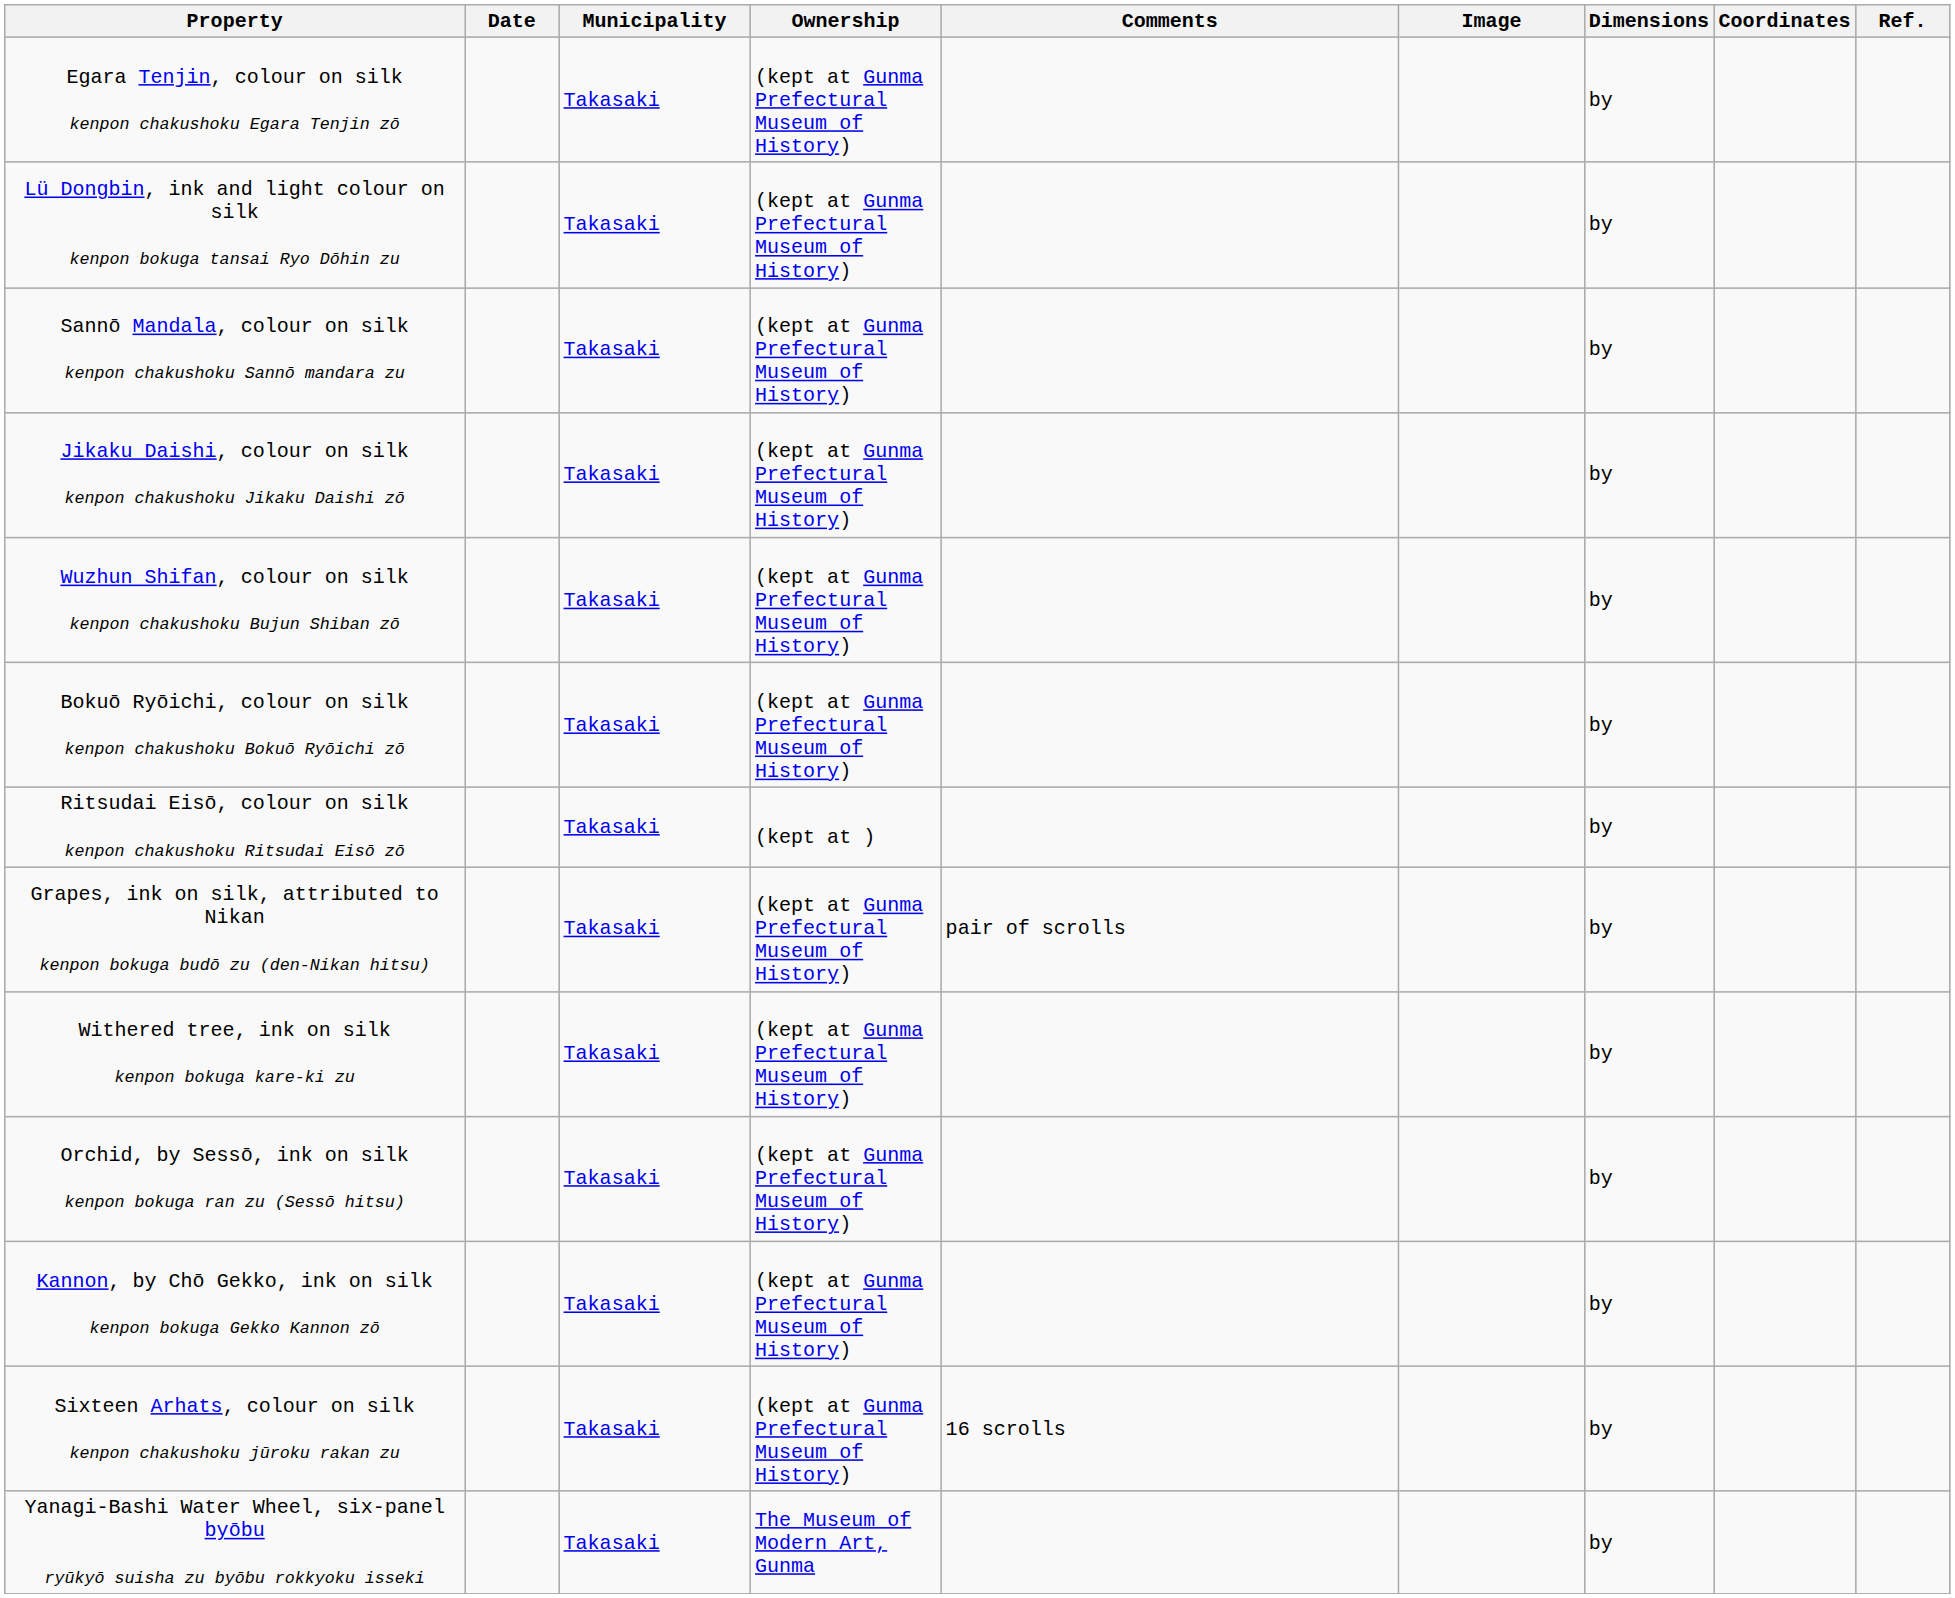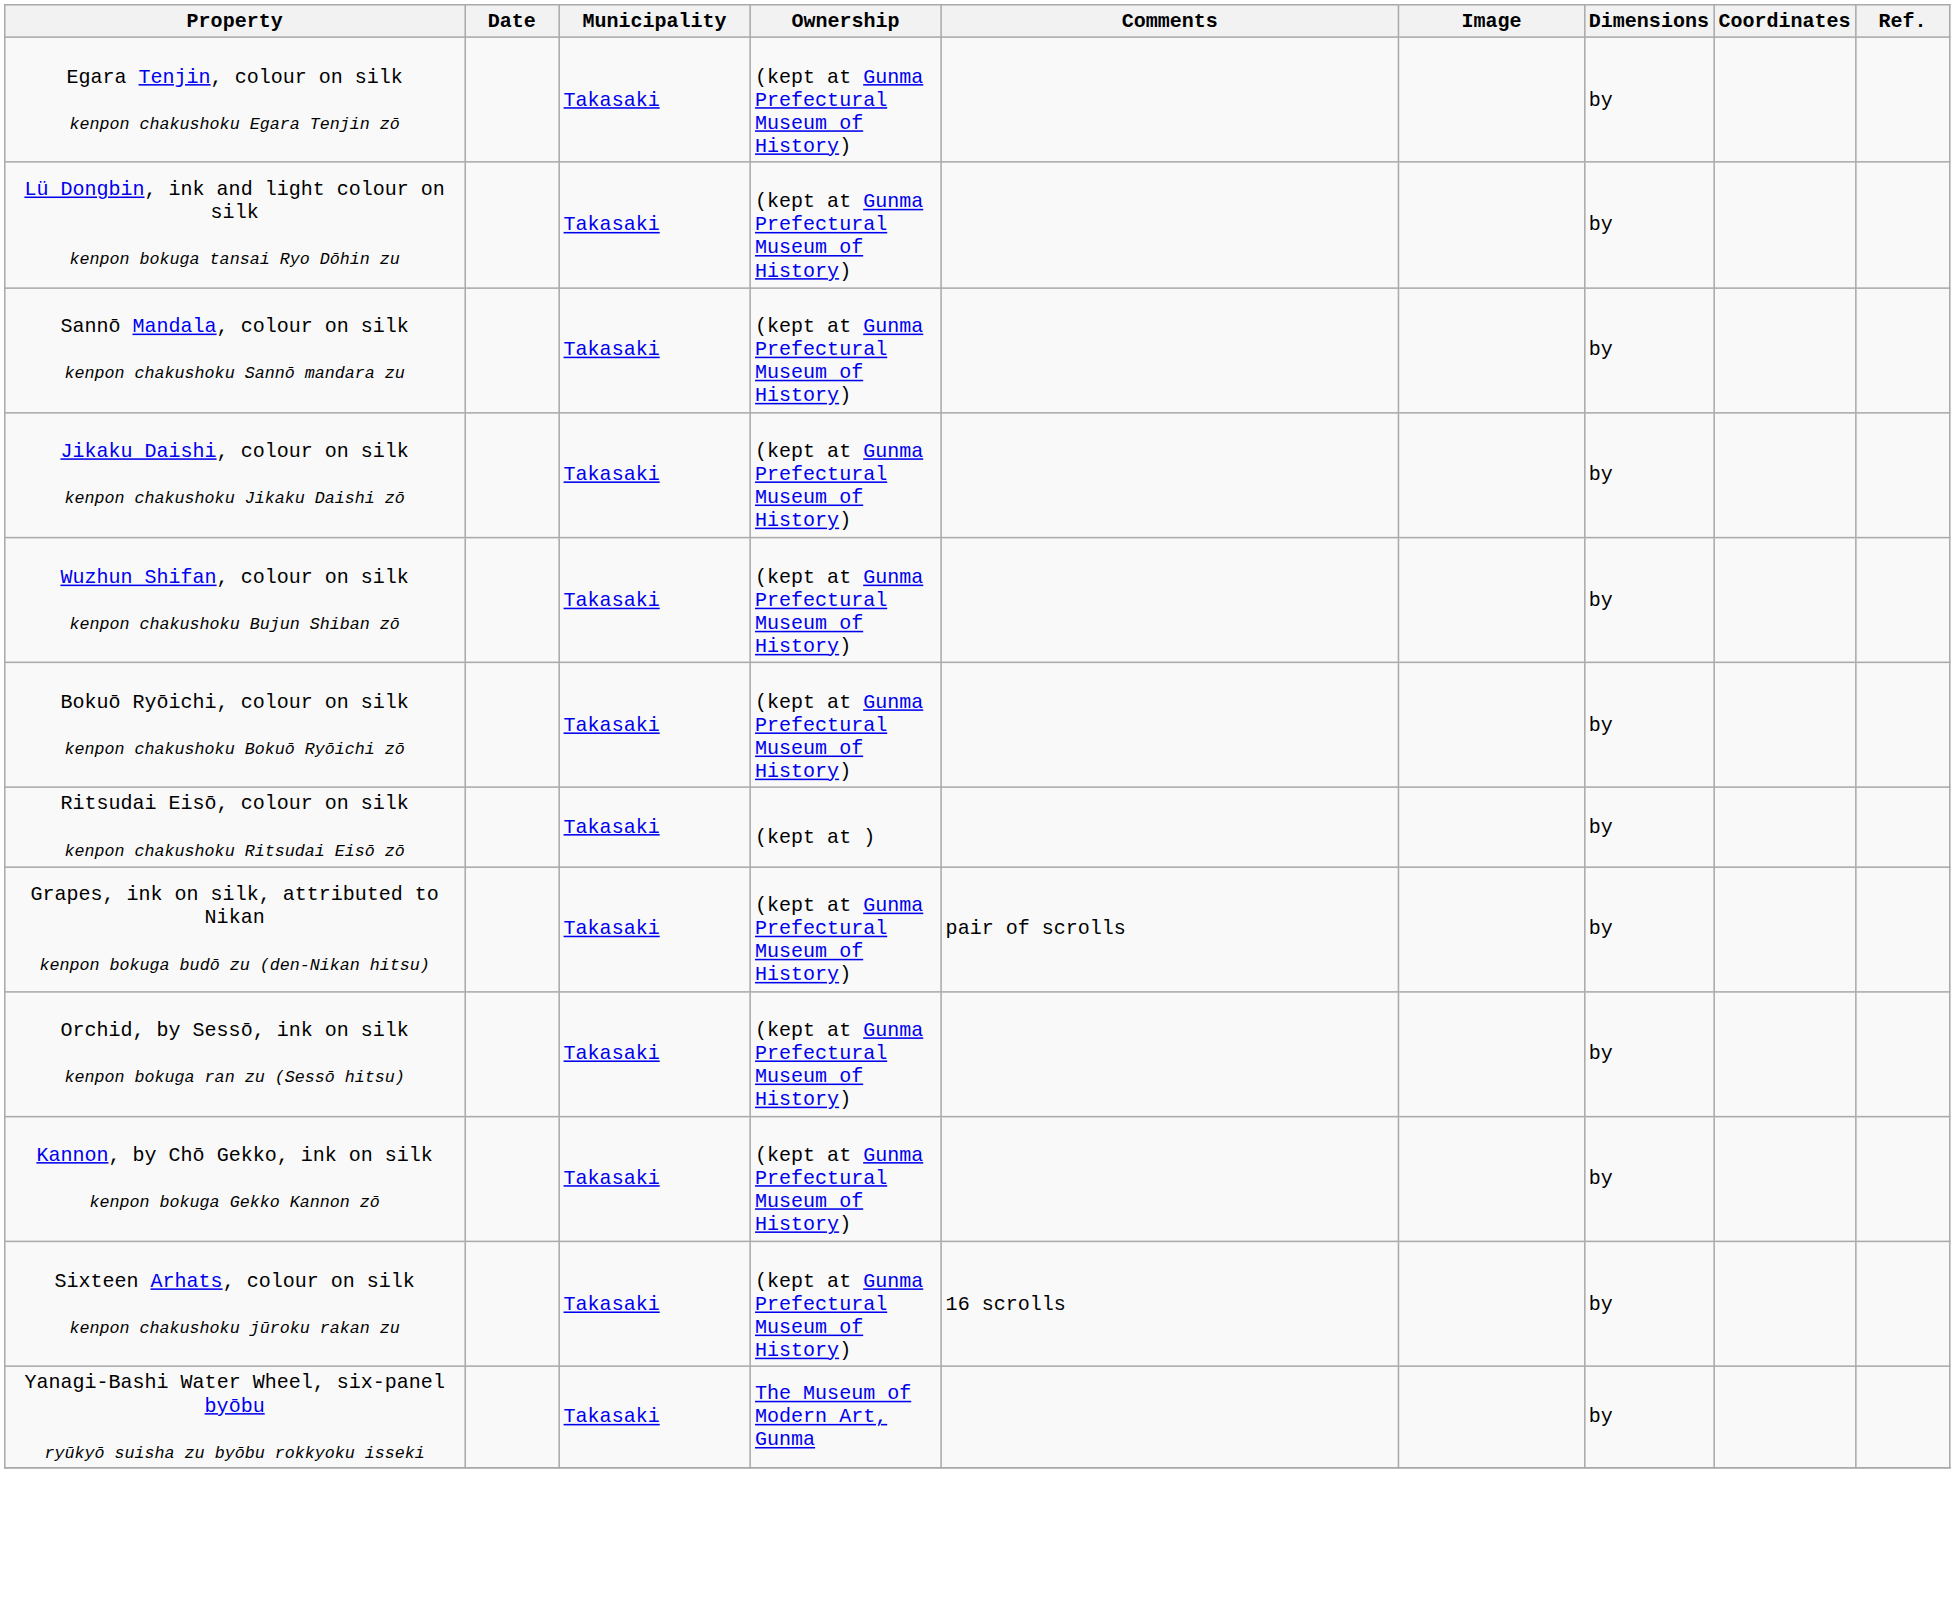- row: (235, 1053)
